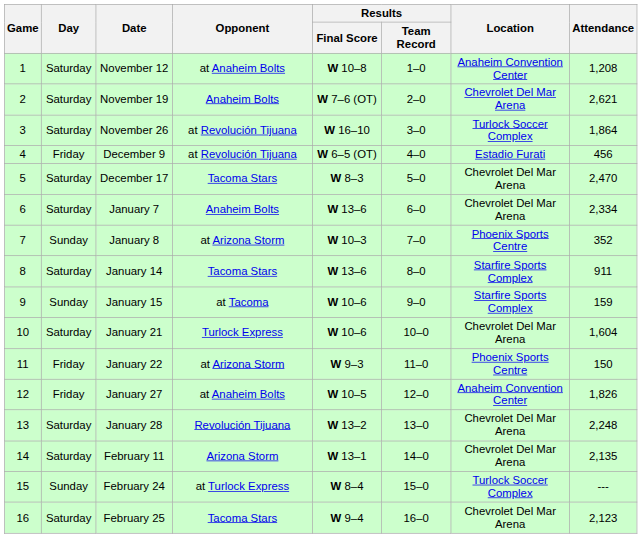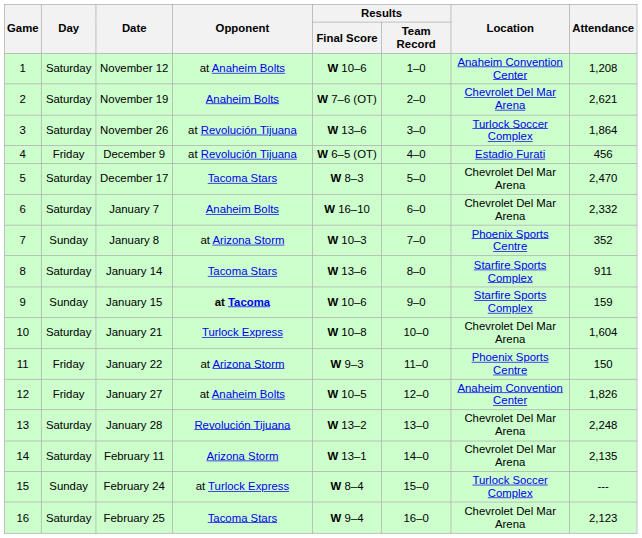(347, 68) W 10–8 -> (347, 68) W 10–6
(347, 130) W 16–10 -> (347, 130) W 13–6
(347, 209) W 13–6 -> (347, 209) W 16–10
(603, 209) 2,334 -> (603, 209) 2,332
(242, 302) normal -> (242, 302) bold
(347, 333) W 10–6 -> (347, 333) W 10–8
